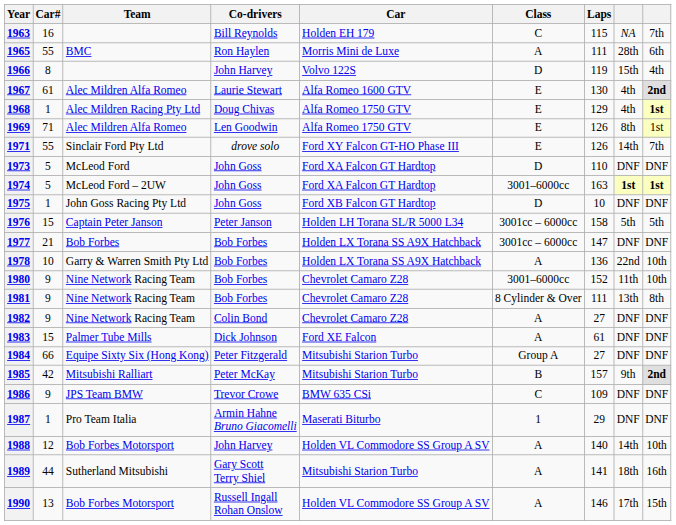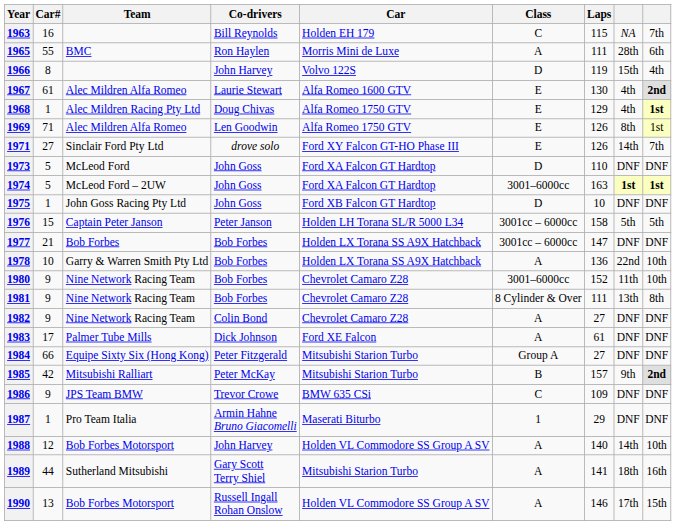(48, 147) 55 -> (48, 147) 27
(48, 337) 15 -> (48, 337) 17
